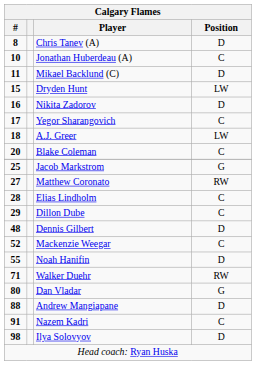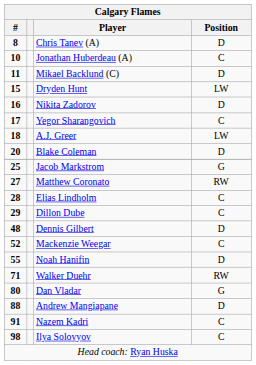(221, 151) C -> (221, 151) D
(221, 337) D -> (221, 337) C
